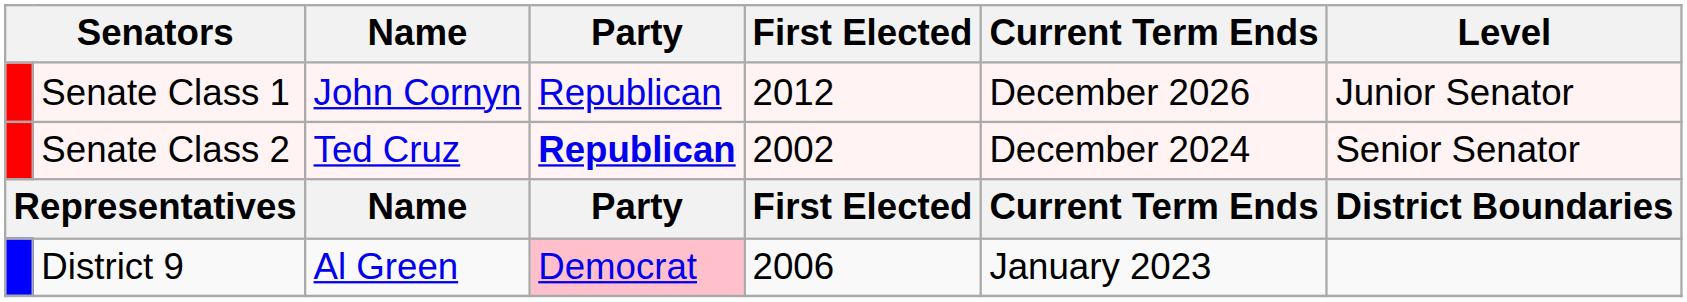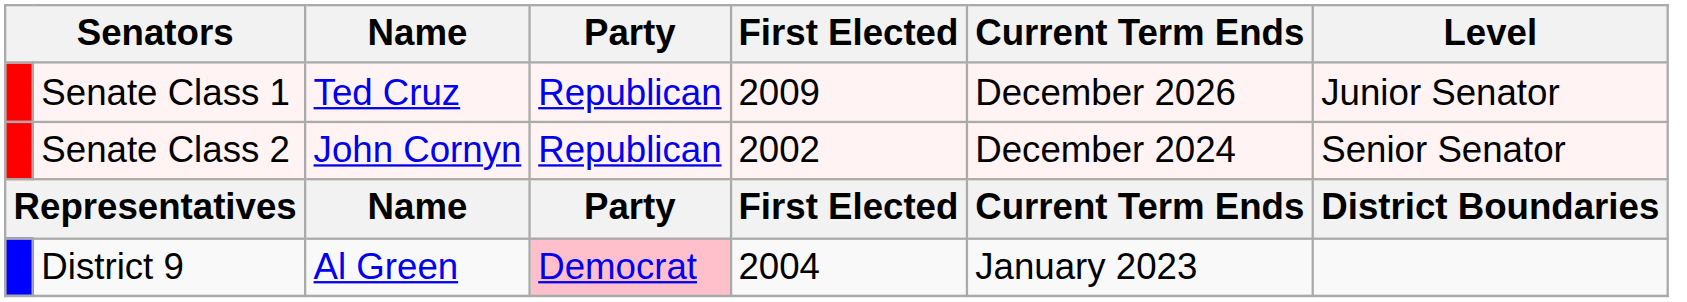(417, 91) John Cornyn -> (387, 91) Ted Cruz
(793, 91) 2012 -> (779, 91) 2009
(387, 149) Ted Cruz -> (417, 149) John Cornyn
(637, 149) bold -> (630, 149) normal
(793, 265) 2006 -> (779, 265) 2004
